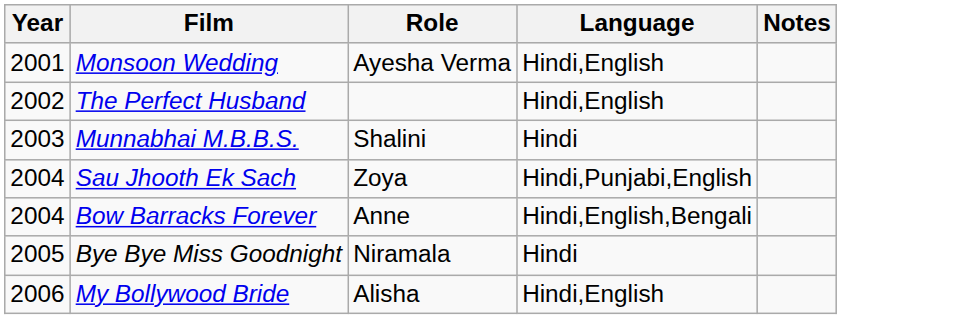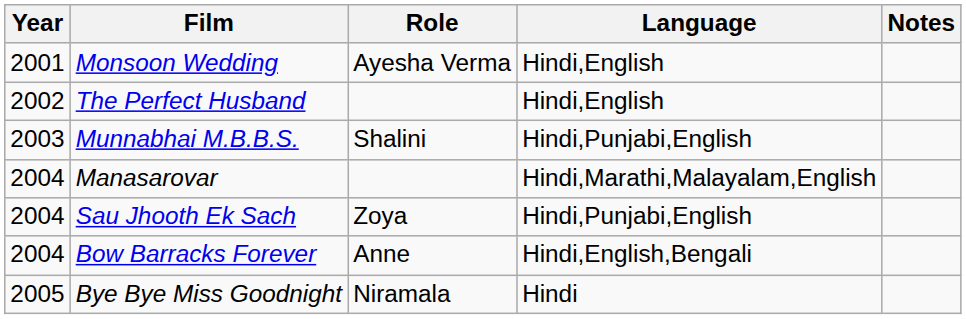(550, 139) Hindi -> (637, 139) Hindi,Punjabi,English
+ row: (147, 178)
- row: (182, 293)
